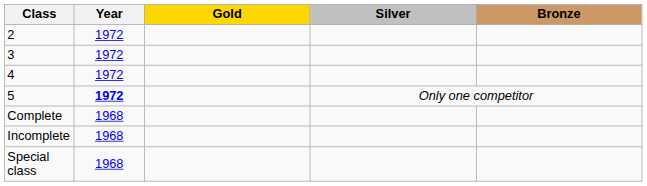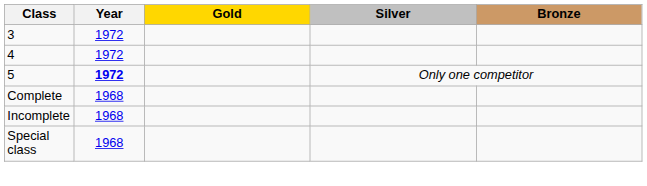- row: (11, 34)
